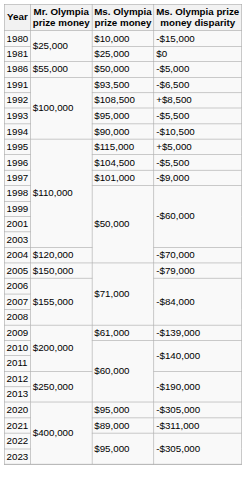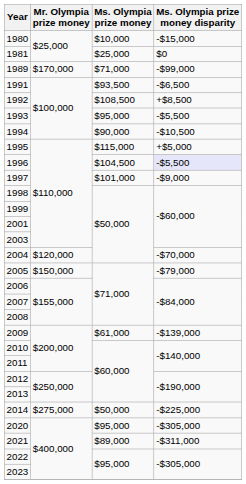- row: (17, 69)
+ row: (17, 69)
(173, 162) no background -> (173, 162) lavender background
+ row: (17, 410)
